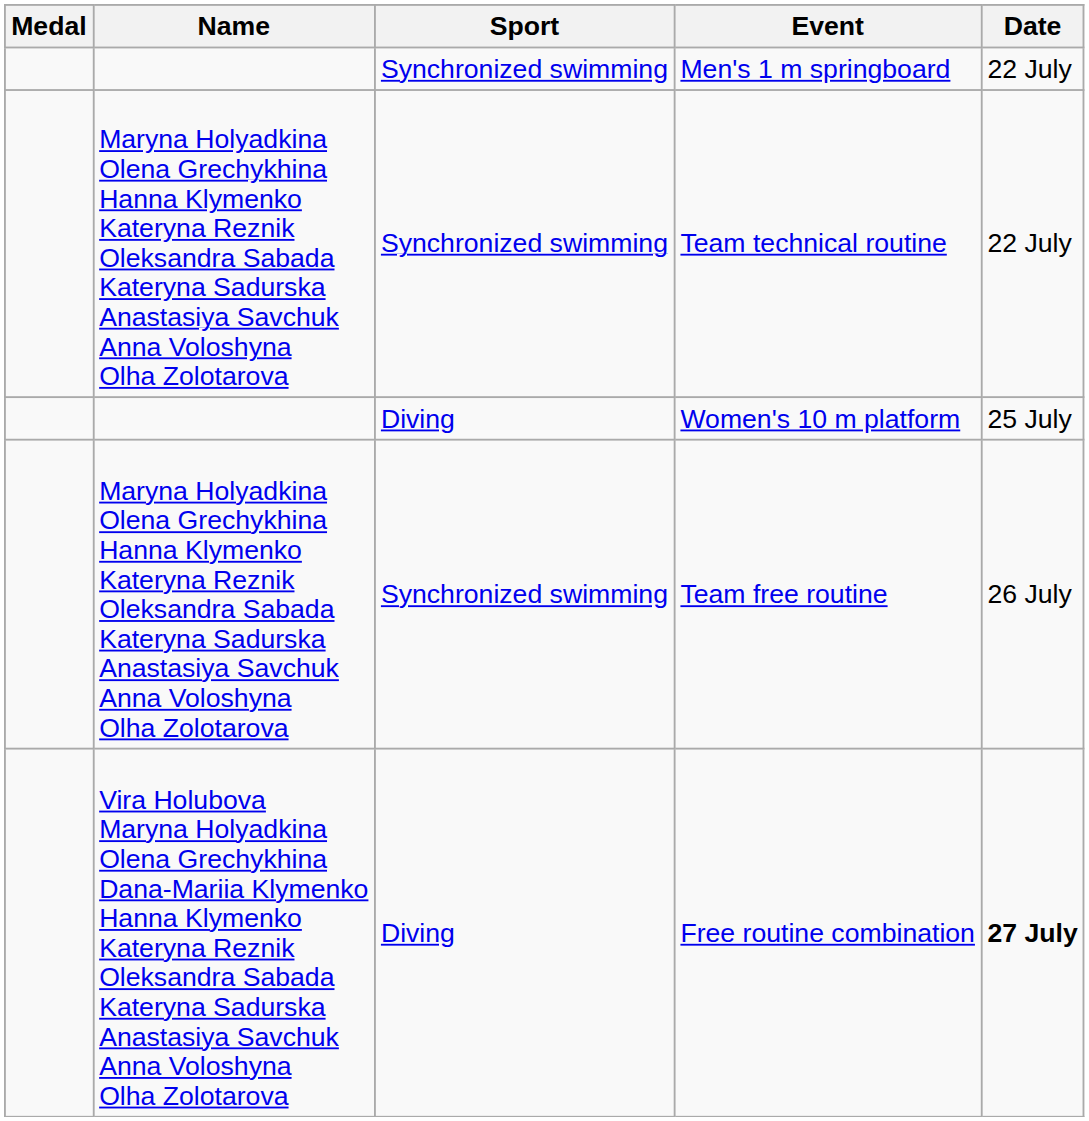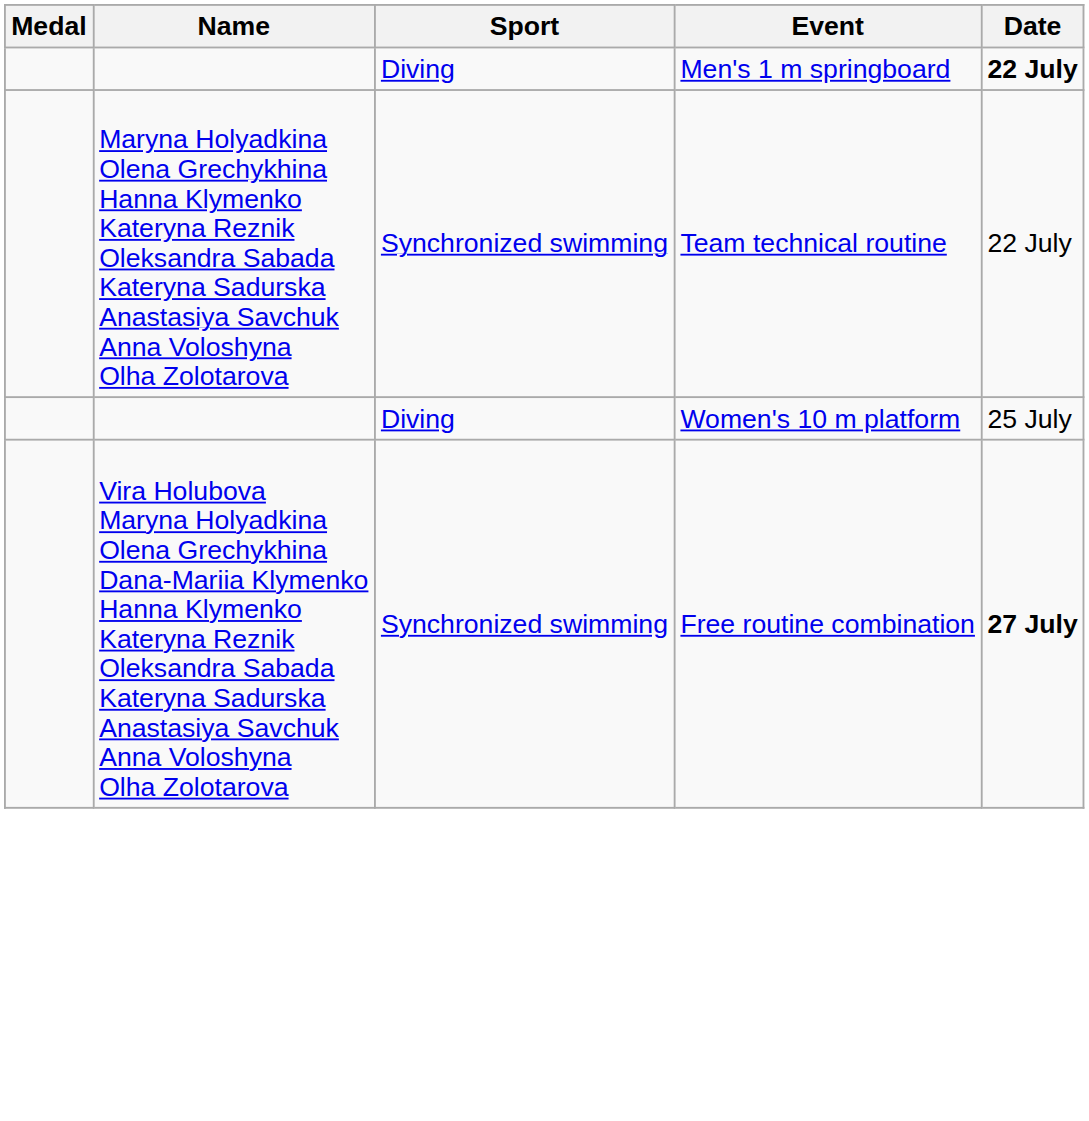(524, 68) Synchronized swimming -> (418, 68) Diving
(1030, 68) normal -> (1033, 68) bold
- row: (784, 594)
(418, 932) Diving -> (524, 624) Synchronized swimming
